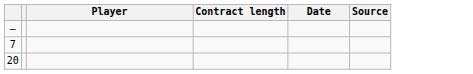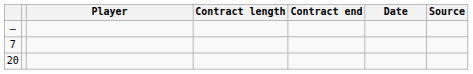+ column: (327, 13)
